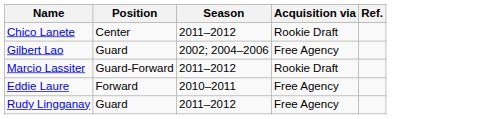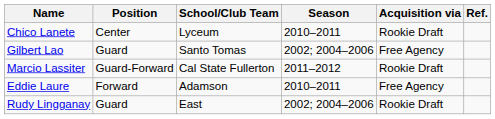+ column: (229, 13)
(207, 31) 2011–2012 -> (312, 31) 2010–2011
(207, 104) 2011–2012 -> (329, 104) 2002; 2004–2006
(306, 104) Free Agency -> (411, 104) Rookie Draft
